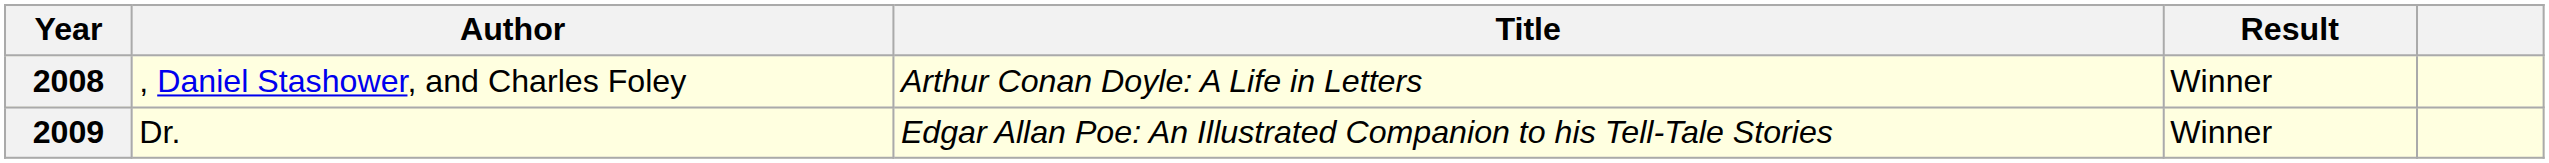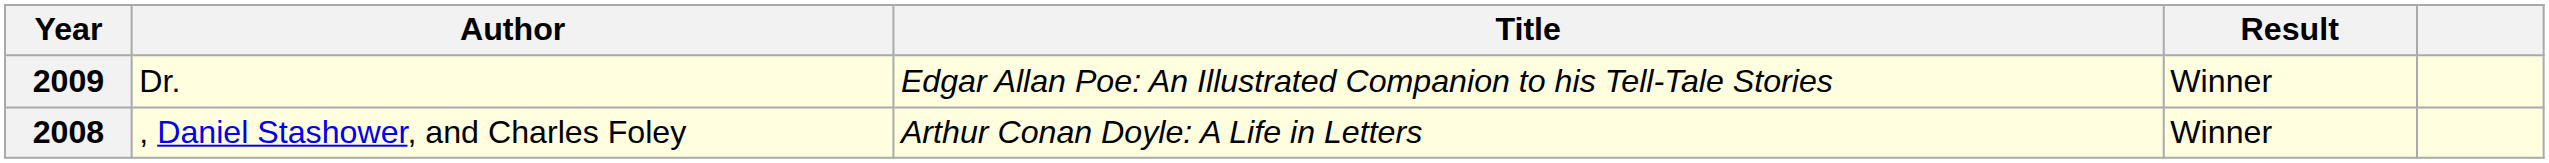rows swapped: (68, 81) <-> (68, 132)
